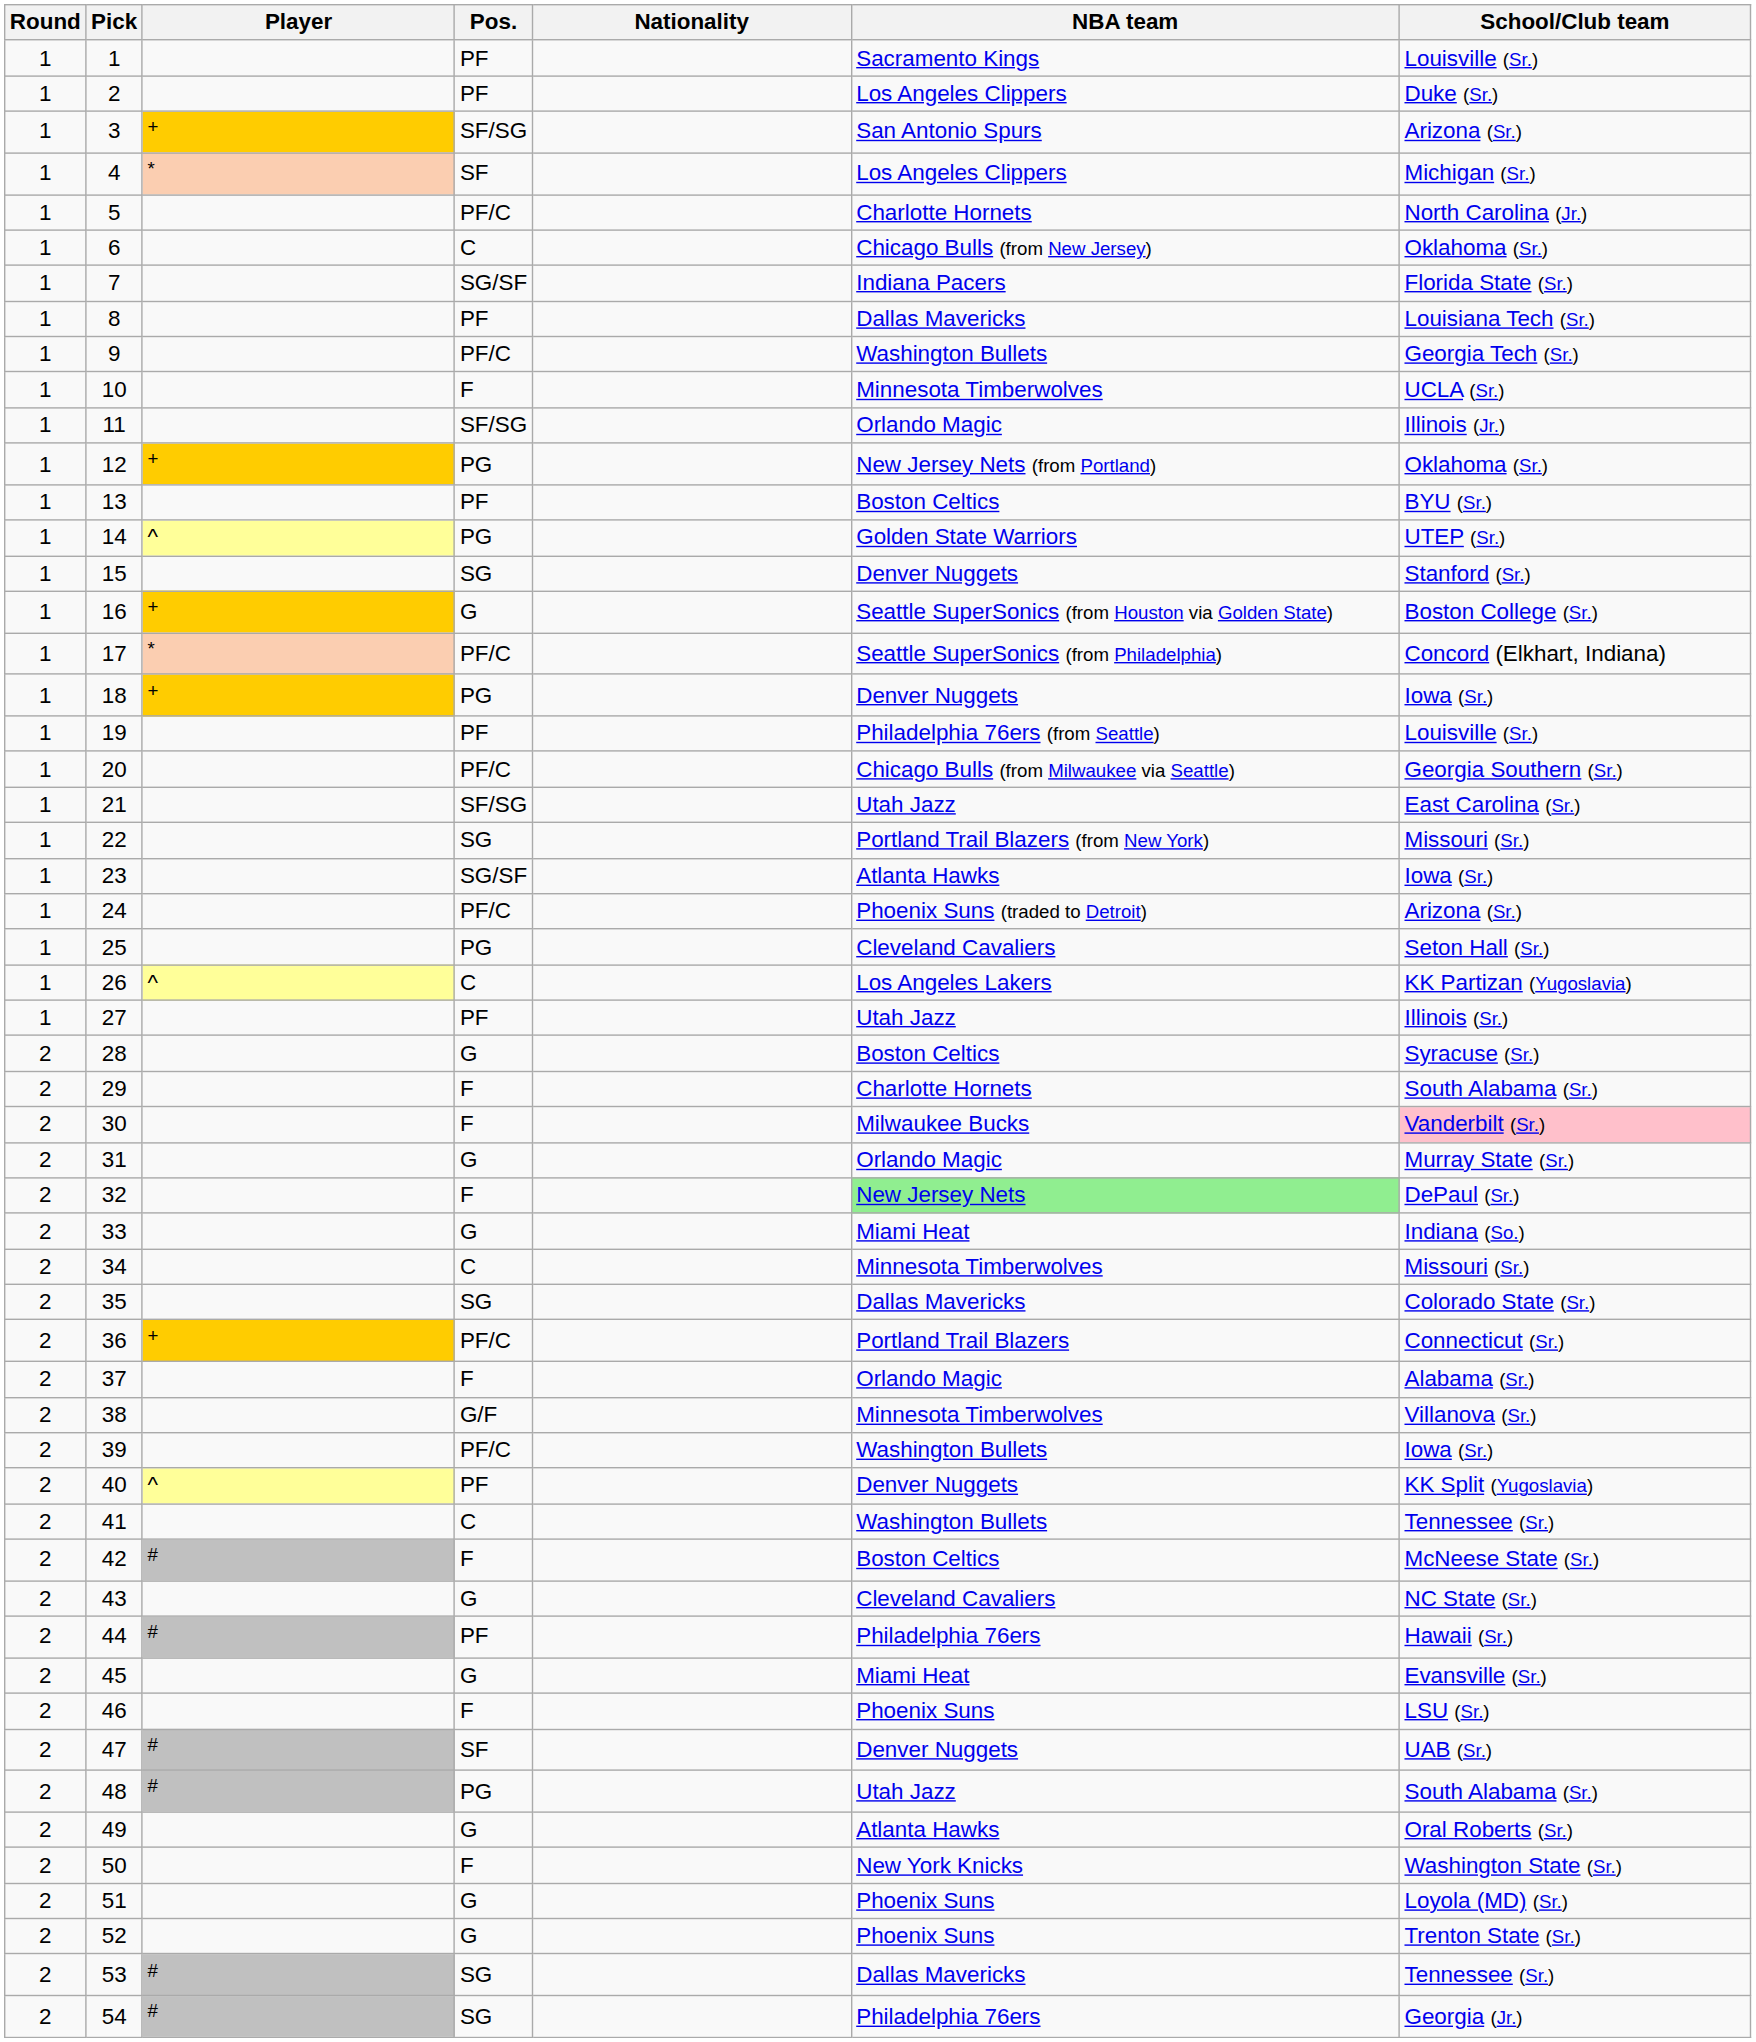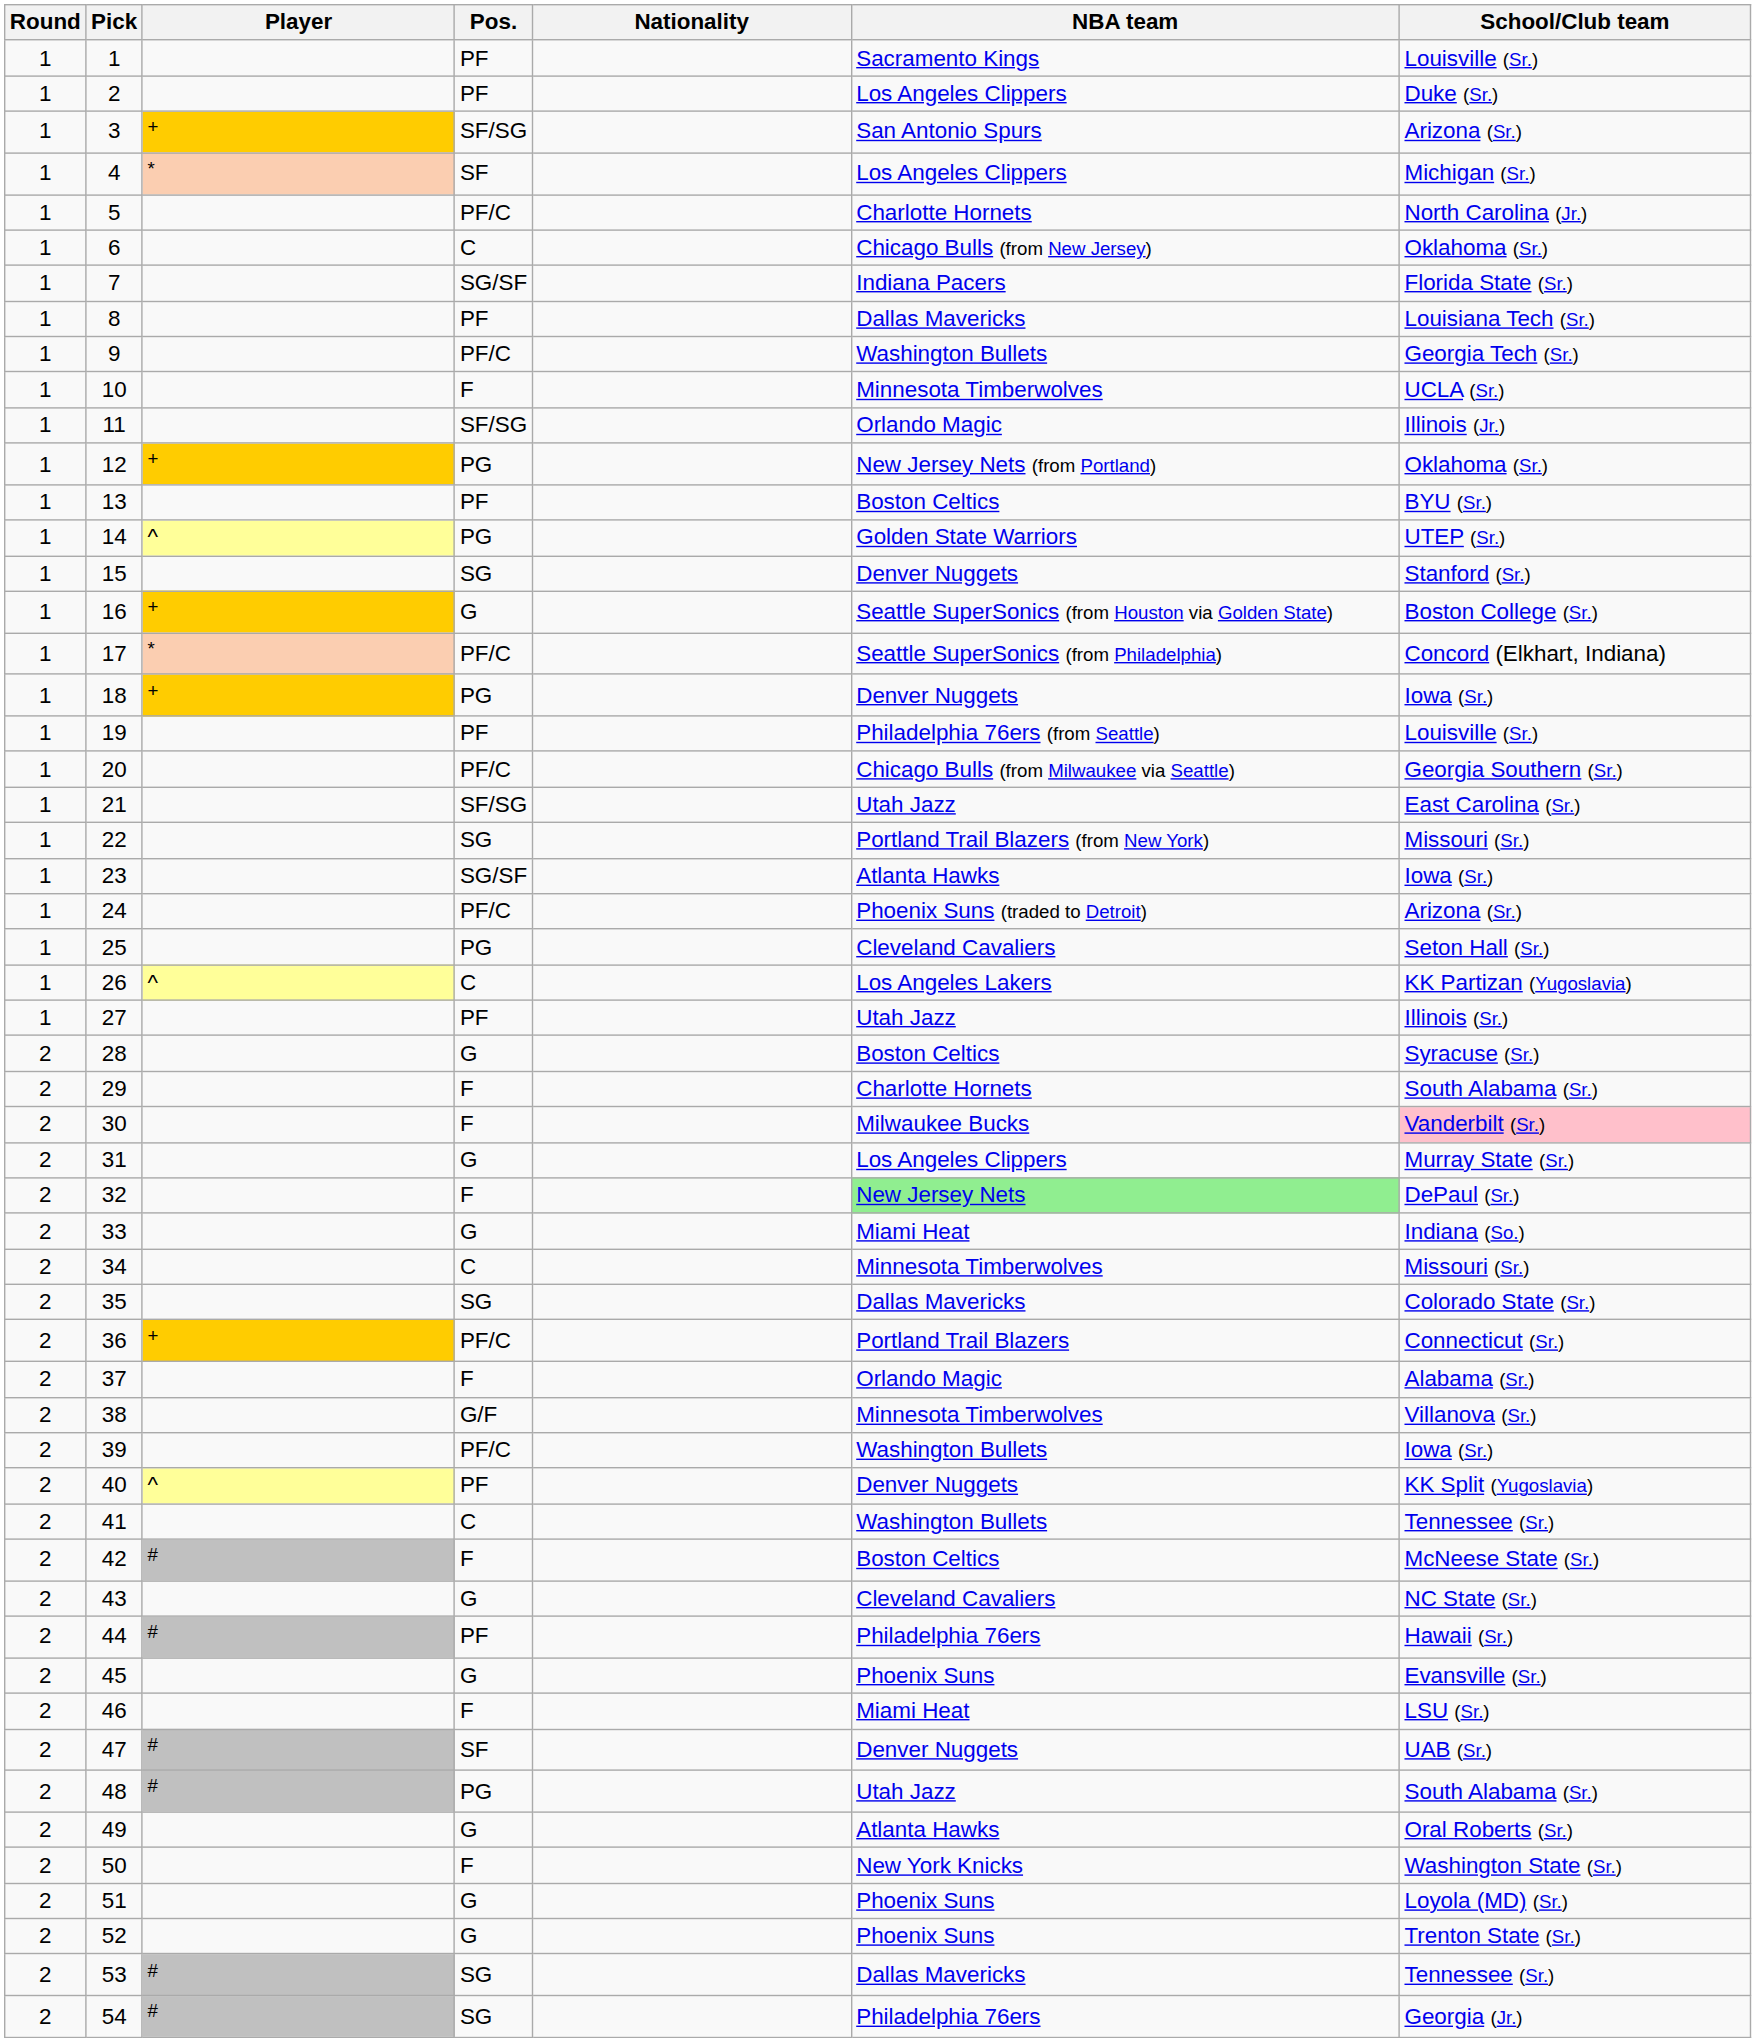(929, 1159) Orlando Magic -> (961, 1159) Los Angeles Clippers
(913, 1675) Miami Heat -> (925, 1675) Phoenix Suns
(925, 1710) Phoenix Suns -> (913, 1710) Miami Heat
